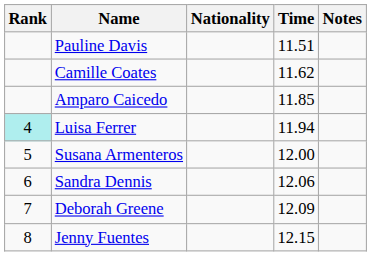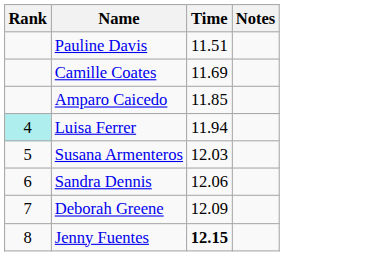- column: (230, 18)
(296, 72) 11.62 -> (209, 72) 11.69
(296, 154) 12.00 -> (209, 154) 12.03
(296, 236) normal -> (209, 236) bold
